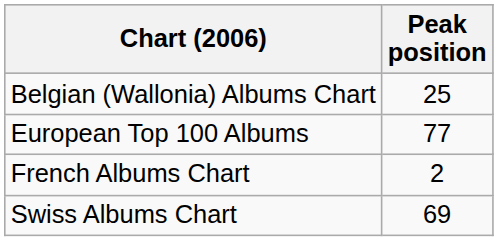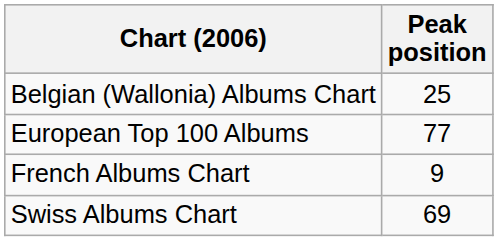(437, 174) 2 -> (437, 174) 9
